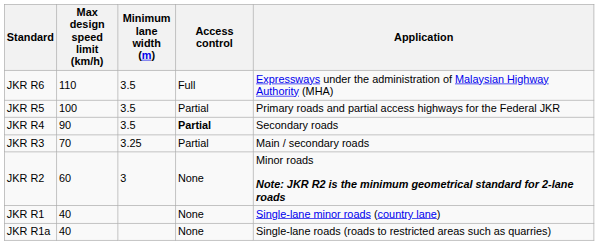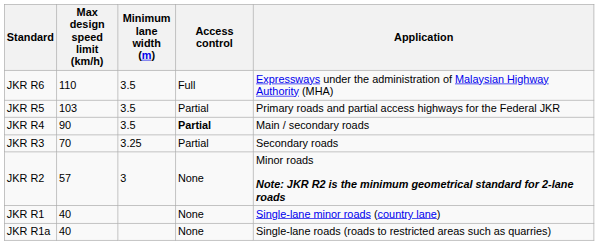(68, 108) 100 -> (68, 108) 103
(297, 126) Secondary roads -> (313, 126) Main / secondary roads
(313, 143) Main / secondary roads -> (297, 143) Secondary roads
(65, 178) 60 -> (65, 178) 57
